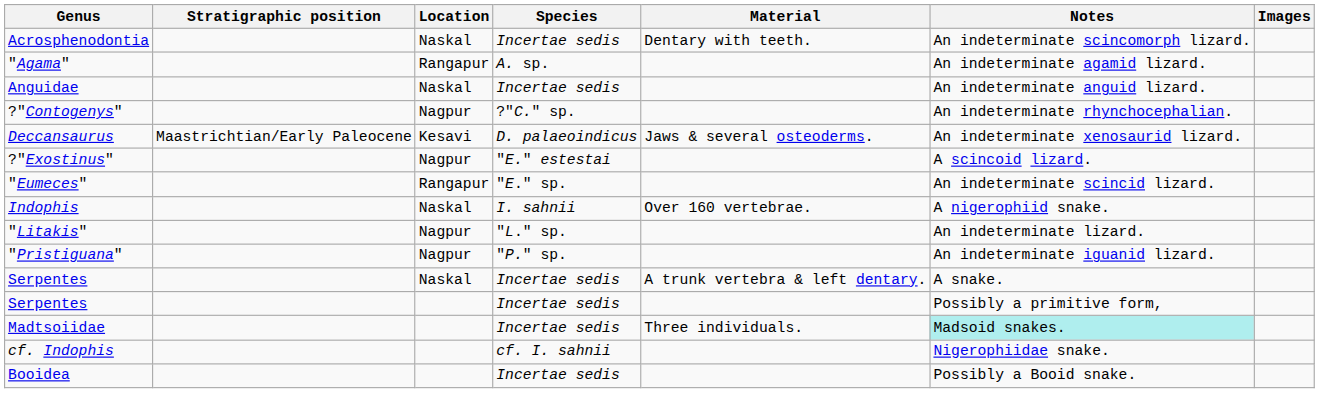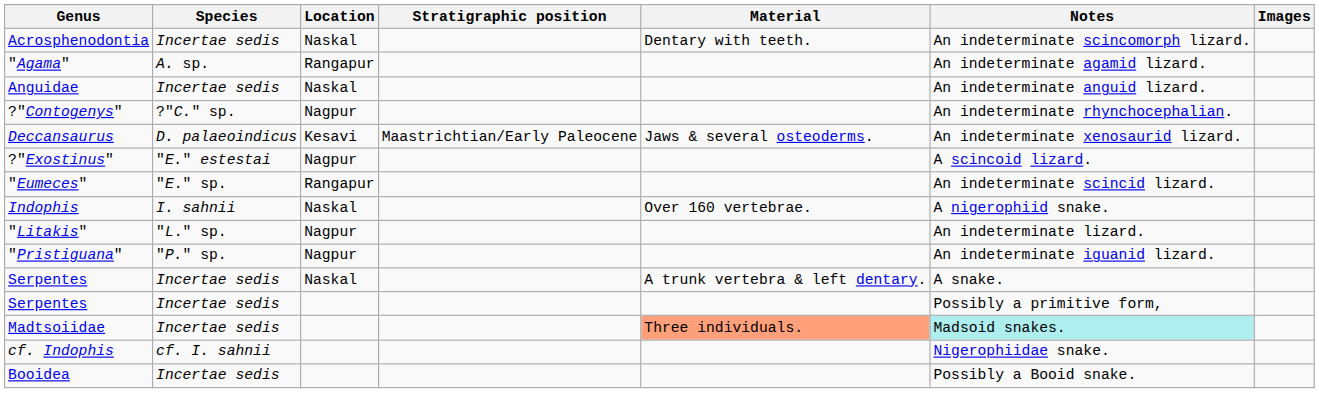columns swapped: (567, 17) <-> (284, 17)
(724, 328) no background -> (724, 328) lightsalmon background
